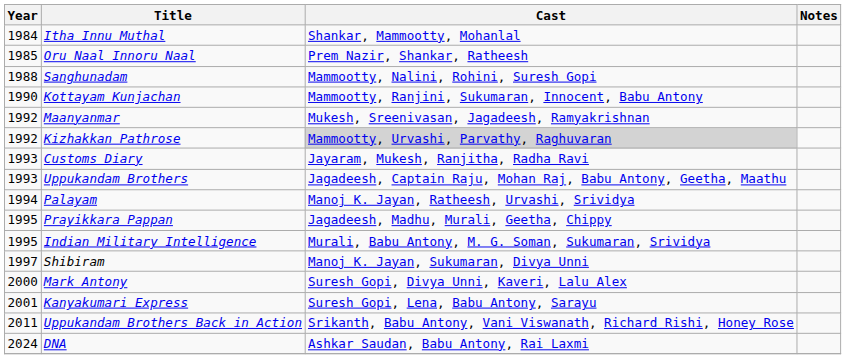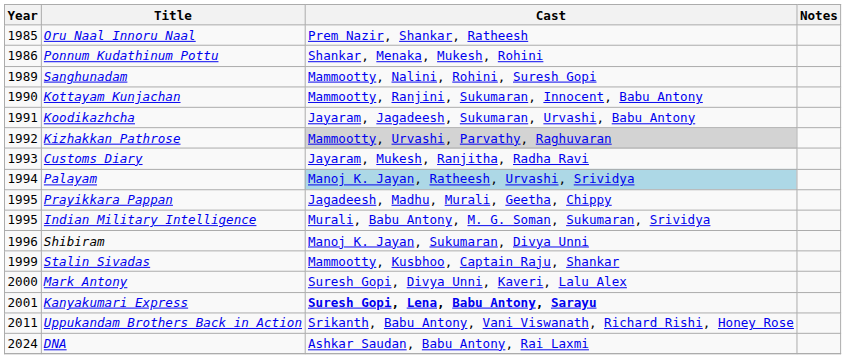- row: (105, 35)
+ row: (131, 56)
(23, 76) 1988 -> (23, 76) 1989
+ row: (89, 118)
- row: (82, 118)
- row: (116, 179)
(471, 200) no background -> (471, 179) lightblue background
(23, 261) 1997 -> (23, 241) 1996
+ row: (97, 261)
(452, 302) normal -> (452, 302) bold
